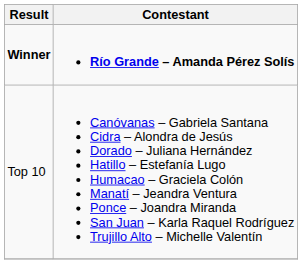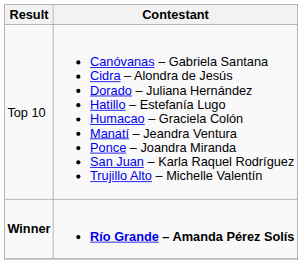rows swapped: (29, 55) <-> (27, 172)
